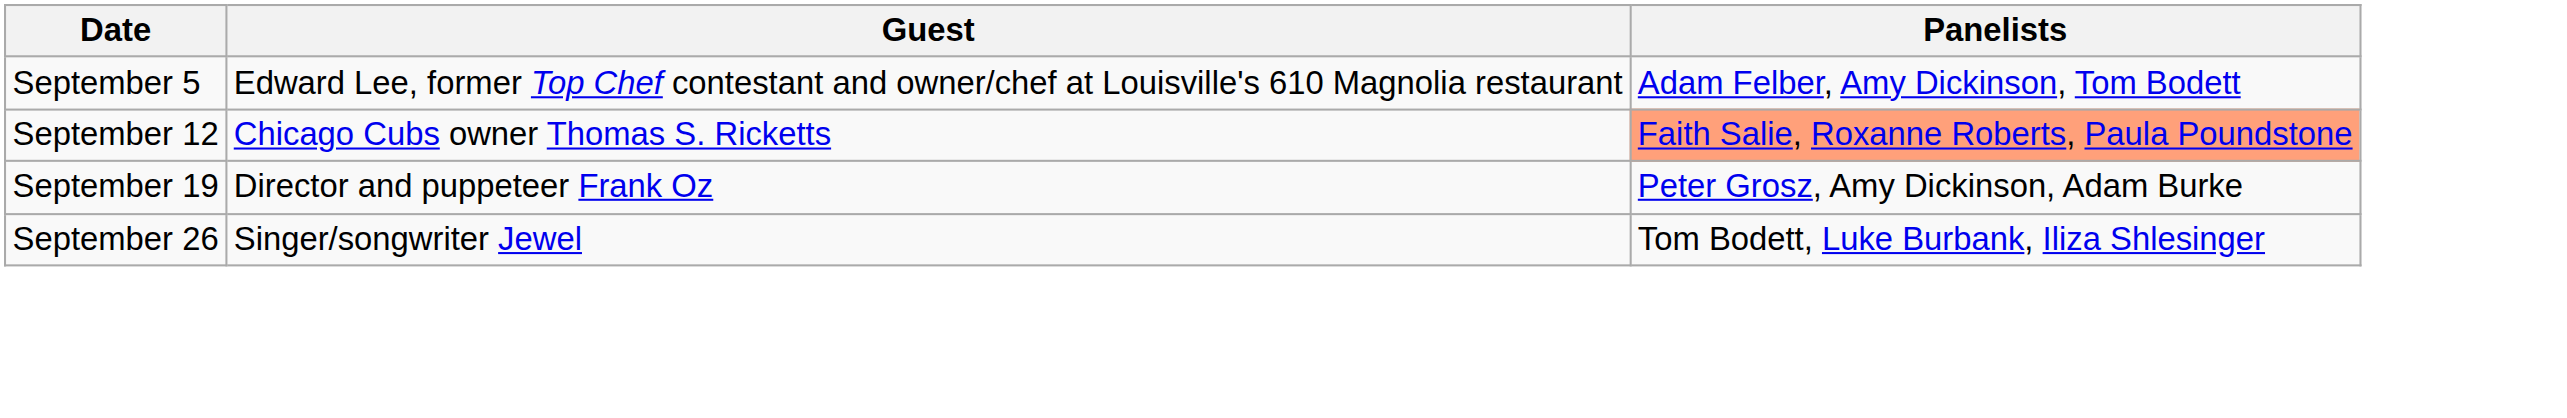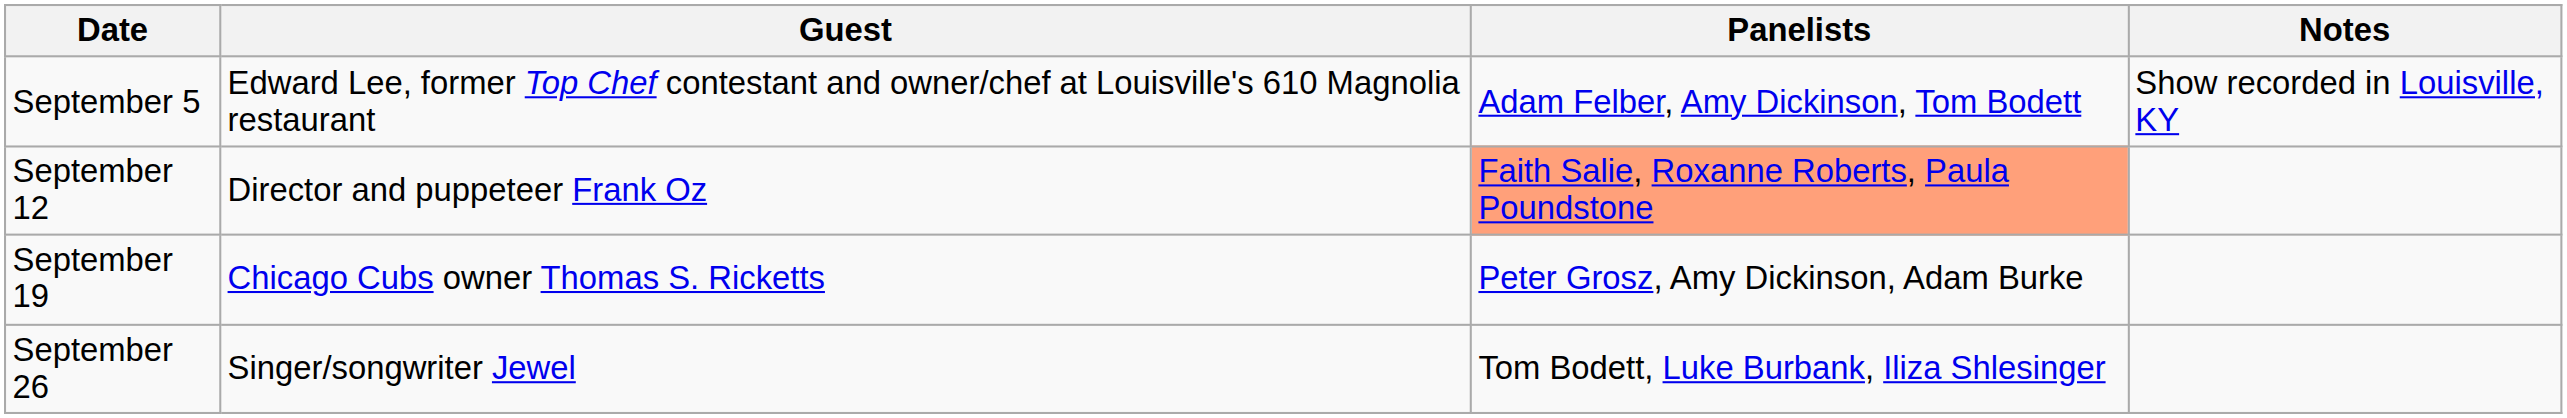+ column: (2345, 30)
(532, 134) Chicago Cubs owner Thomas S. Ricketts -> (467, 189) Director and puppeteer Frank Oz
(474, 186) Director and puppeteer Frank Oz -> (526, 278) Chicago Cubs owner Thomas S. Ricketts
